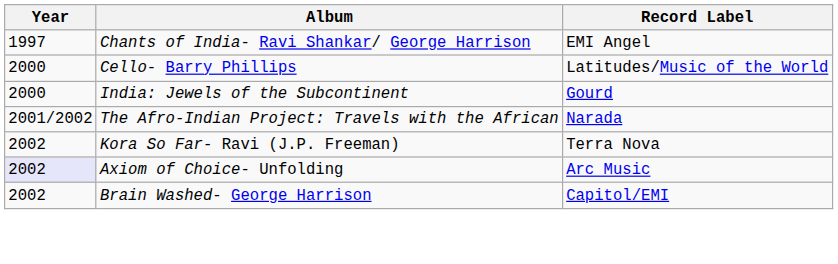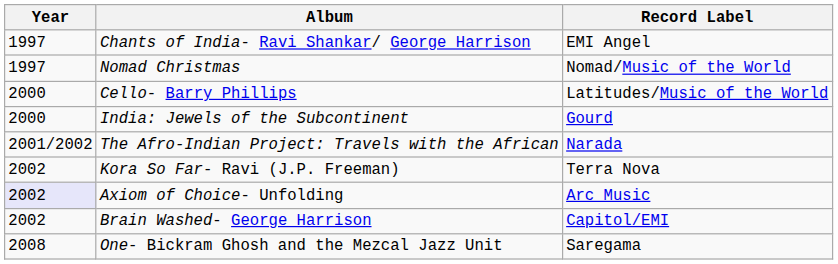+ row: (170, 68)
+ row: (301, 246)
